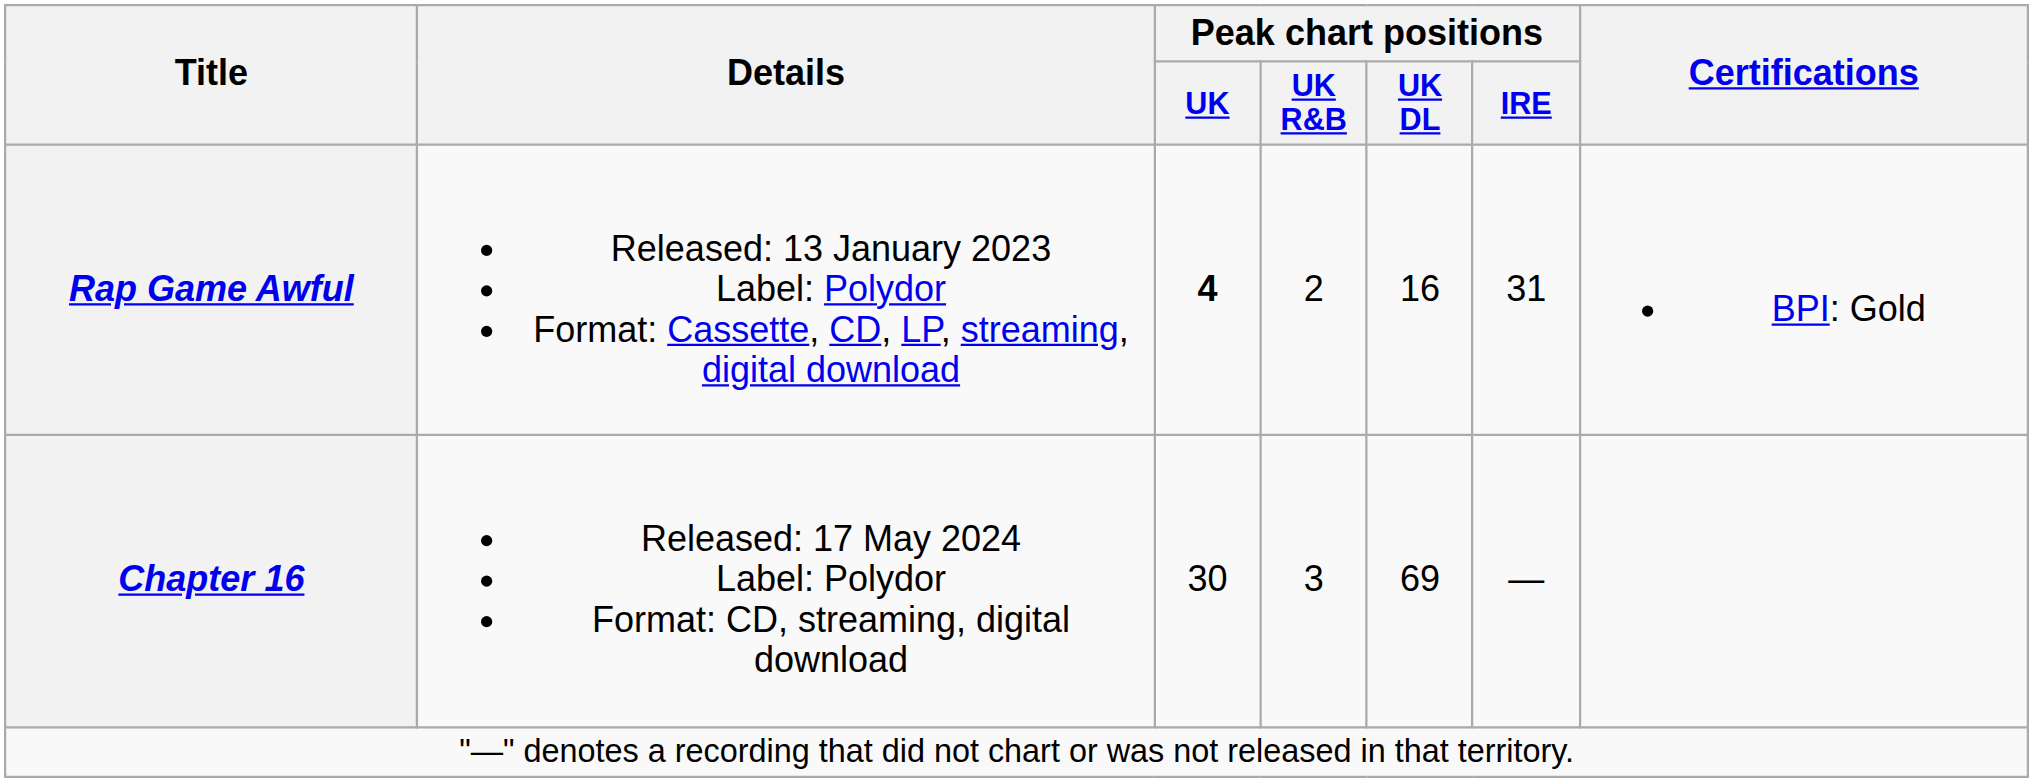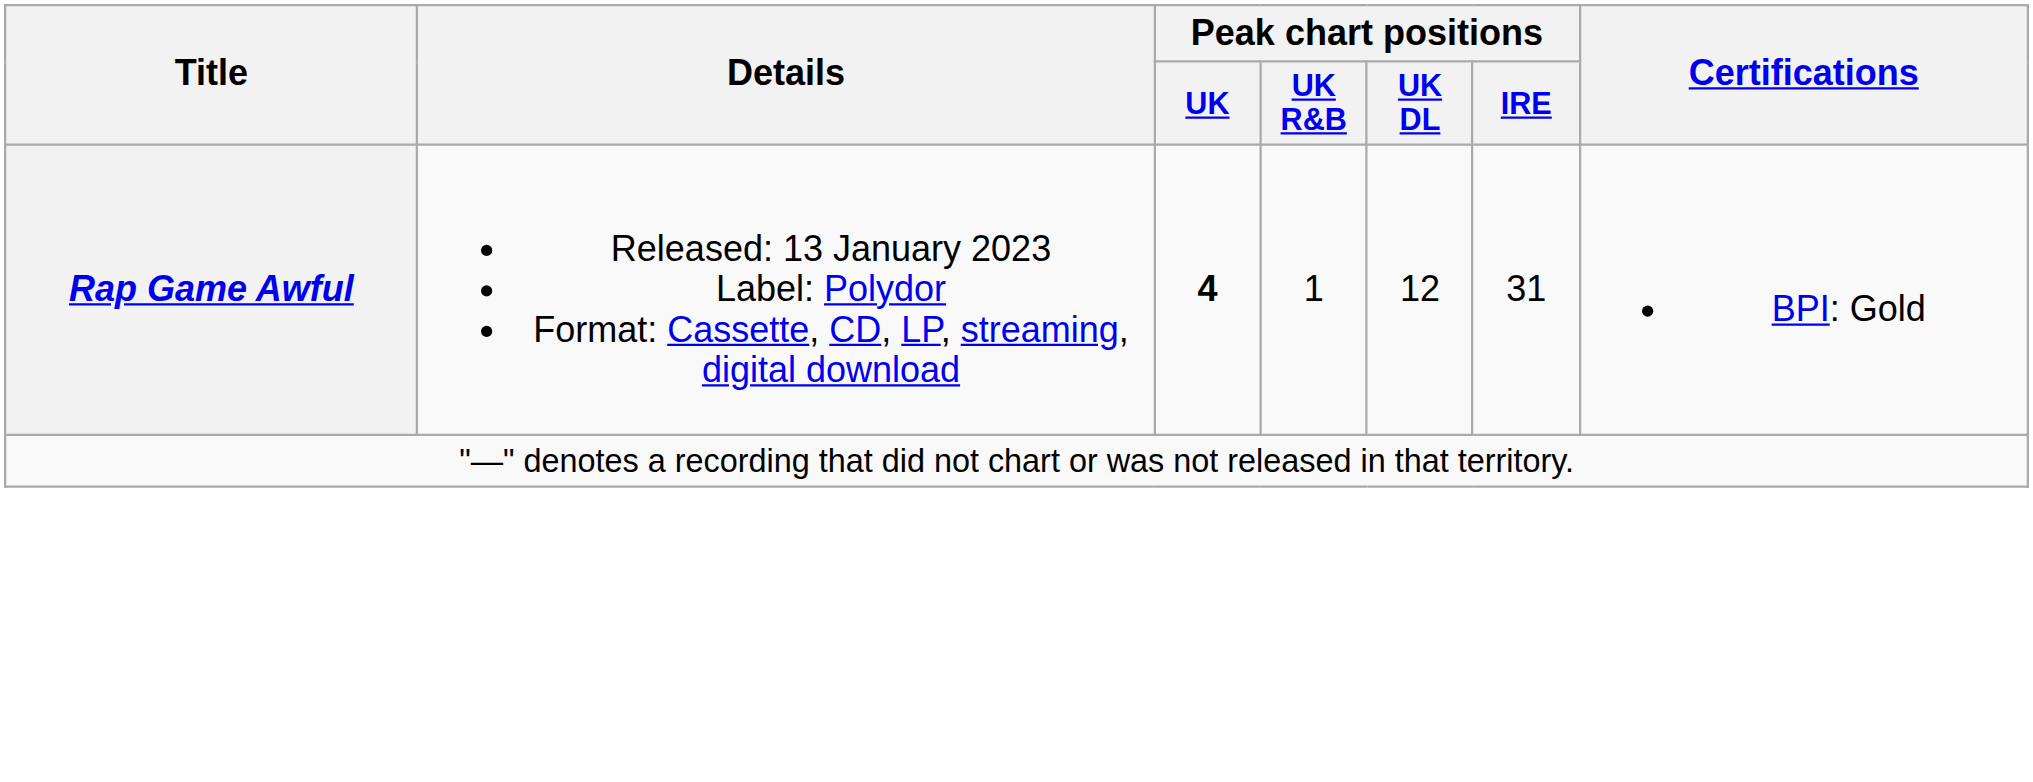(1314, 289) 2 -> (1314, 289) 1
(1420, 289) 16 -> (1420, 289) 12
- row: (211, 580)
